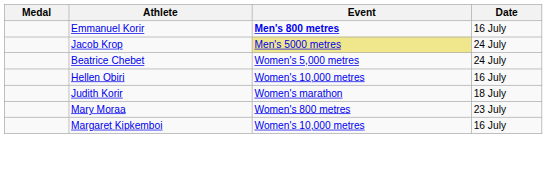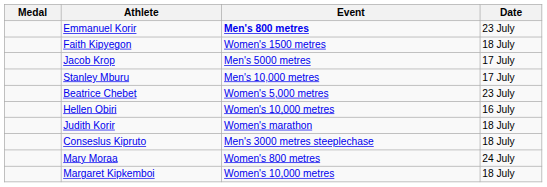(490, 29) 16 July -> (498, 29) 23 July
+ row: (97, 45)
(298, 45) khaki background -> (267, 61) no background
(490, 45) 24 July -> (498, 61) 17 July
+ row: (96, 77)
(490, 61) 24 July -> (498, 94) 23 July
+ row: (105, 142)
(490, 110) 23 July -> (498, 158) 24 July
(490, 126) 16 July -> (498, 174) 18 July
